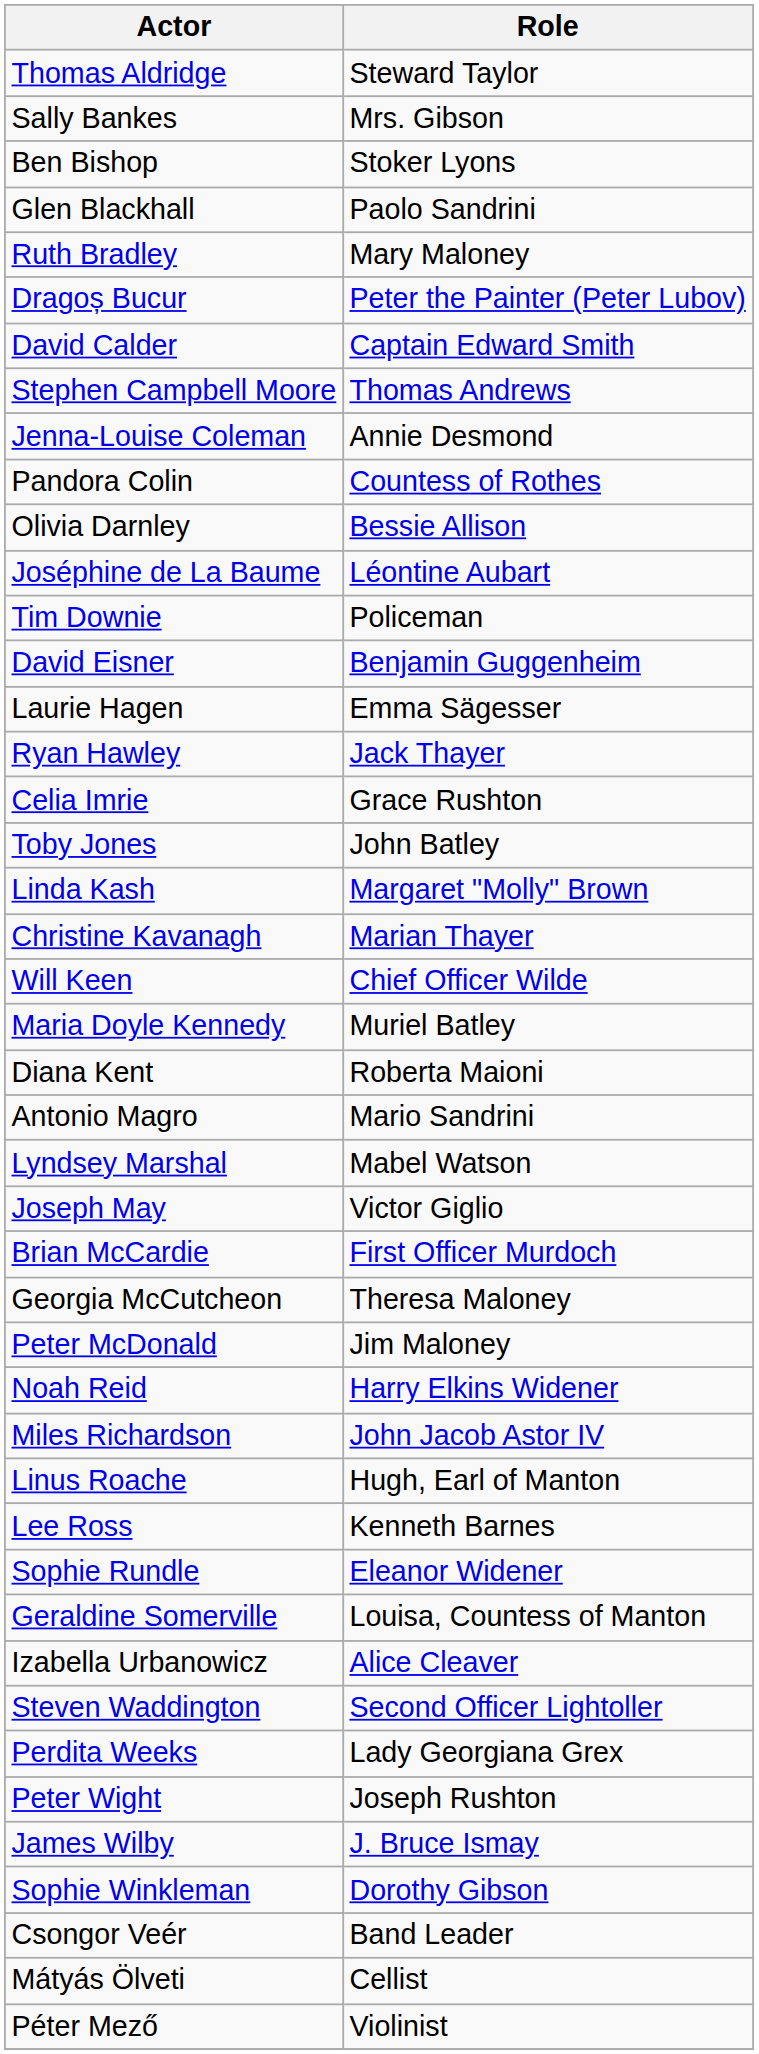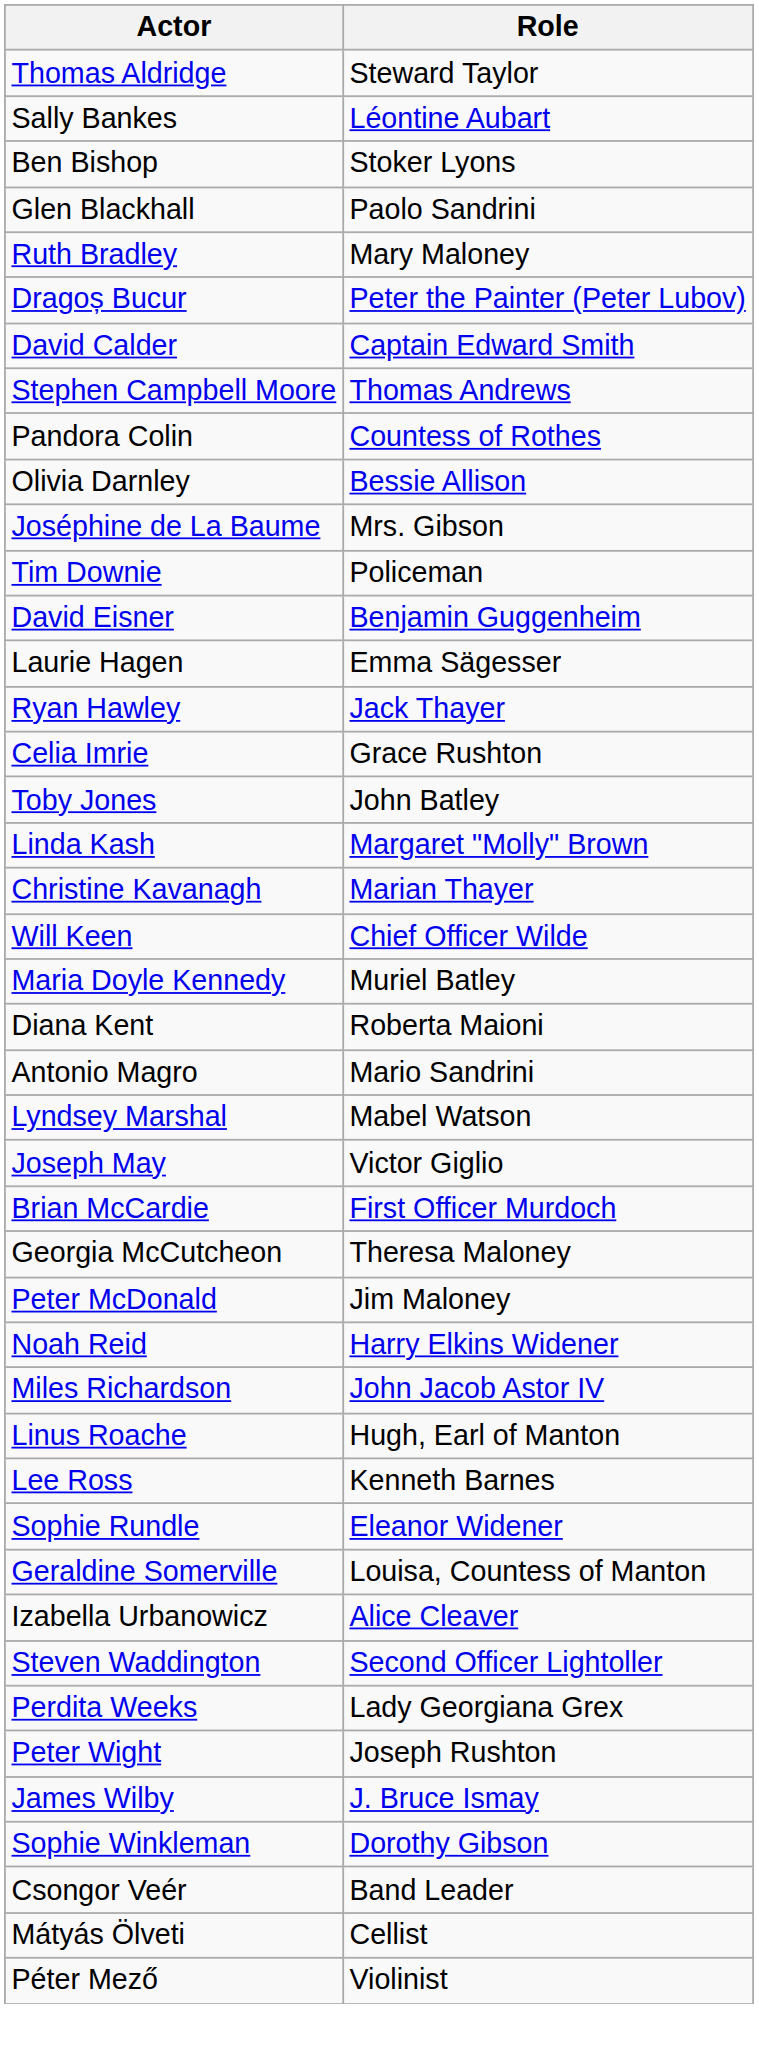(427, 118) Mrs. Gibson -> (450, 118) Léontine Aubart
- row: (159, 436)
(450, 572) Léontine Aubart -> (427, 526) Mrs. Gibson
